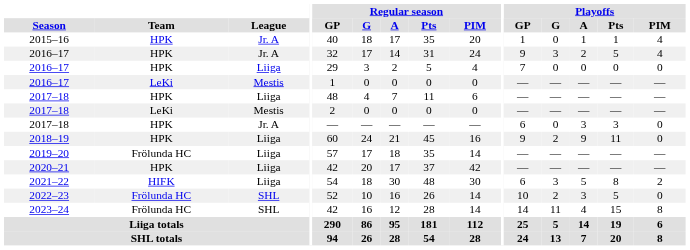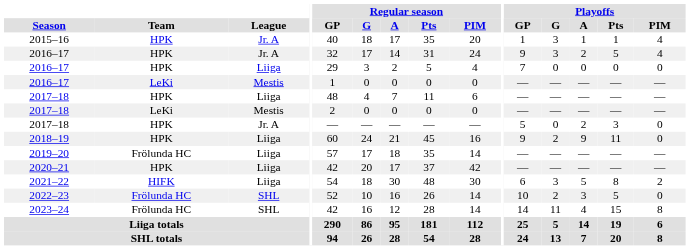(556, 39) 0 -> (556, 39) 3
(523, 124) 6 -> (523, 124) 5
(584, 124) 3 -> (584, 124) 2
